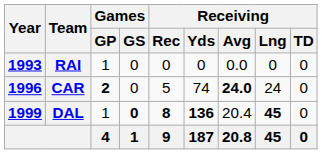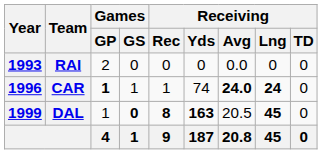(105, 64) 1 -> (105, 64) 2
(105, 88) 2 -> (105, 88) 1
(134, 88) 0 -> (134, 88) 1
(166, 88) 5 -> (166, 88) 1
(273, 88) normal -> (273, 88) bold
(201, 112) 136 -> (201, 112) 163
(237, 112) 20.4 -> (237, 112) 20.5
